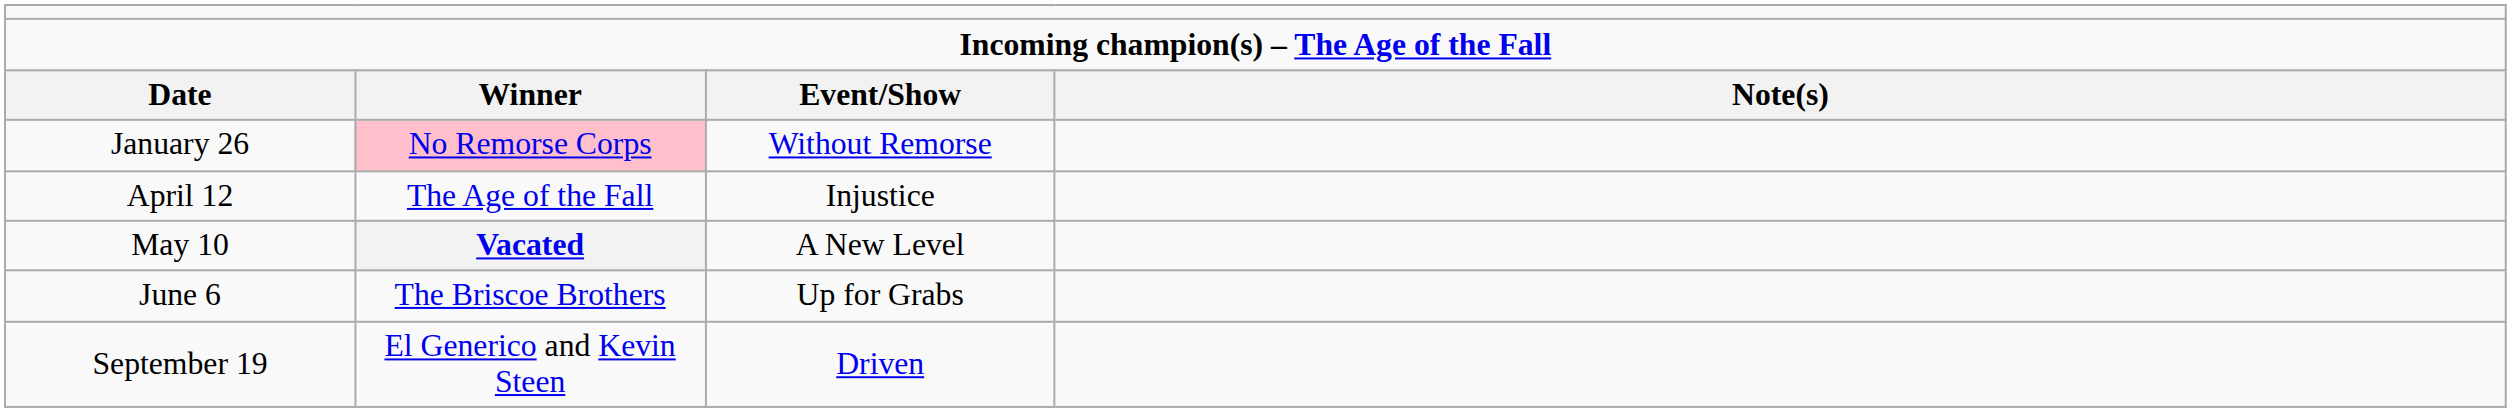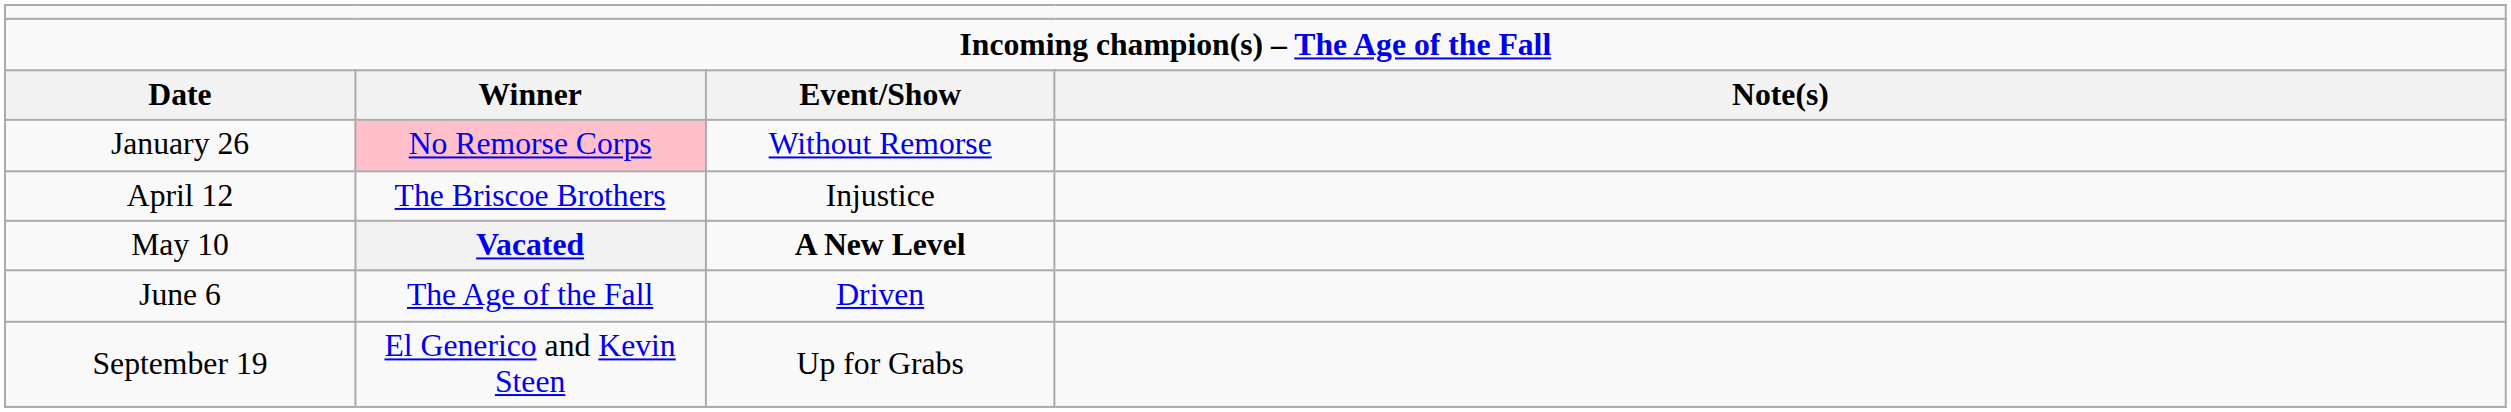(530, 194) The Age of the Fall -> (530, 194) The Briscoe Brothers
(880, 245) normal -> (880, 245) bold
(530, 295) The Briscoe Brothers -> (530, 295) The Age of the Fall
(880, 295) Up for Grabs -> (880, 295) Driven
(880, 363) Driven -> (880, 363) Up for Grabs
